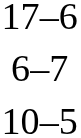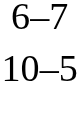- row: (40, 16)
